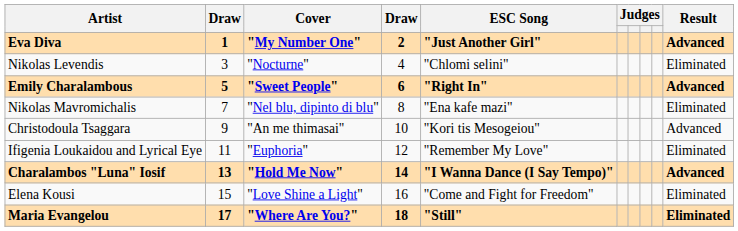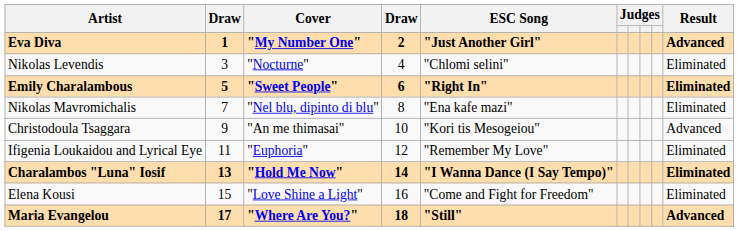(695, 86) Advanced -> (698, 86) Eliminated
(695, 172) Advanced -> (698, 172) Eliminated
(698, 215) Eliminated -> (695, 215) Advanced
